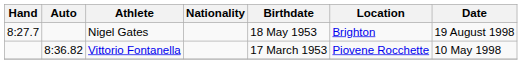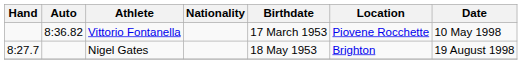rows swapped: (118, 31) <-> (134, 50)
